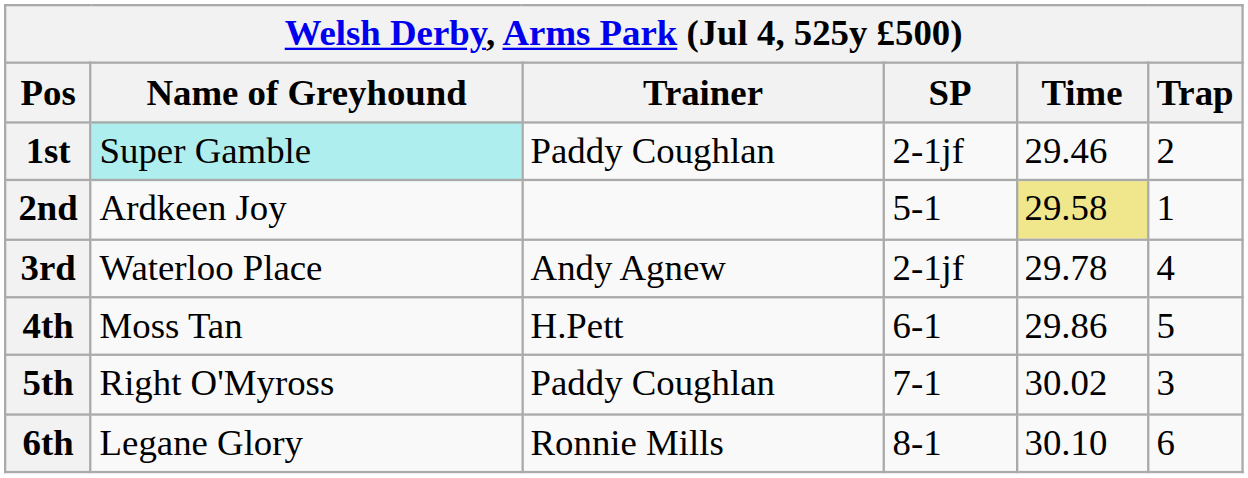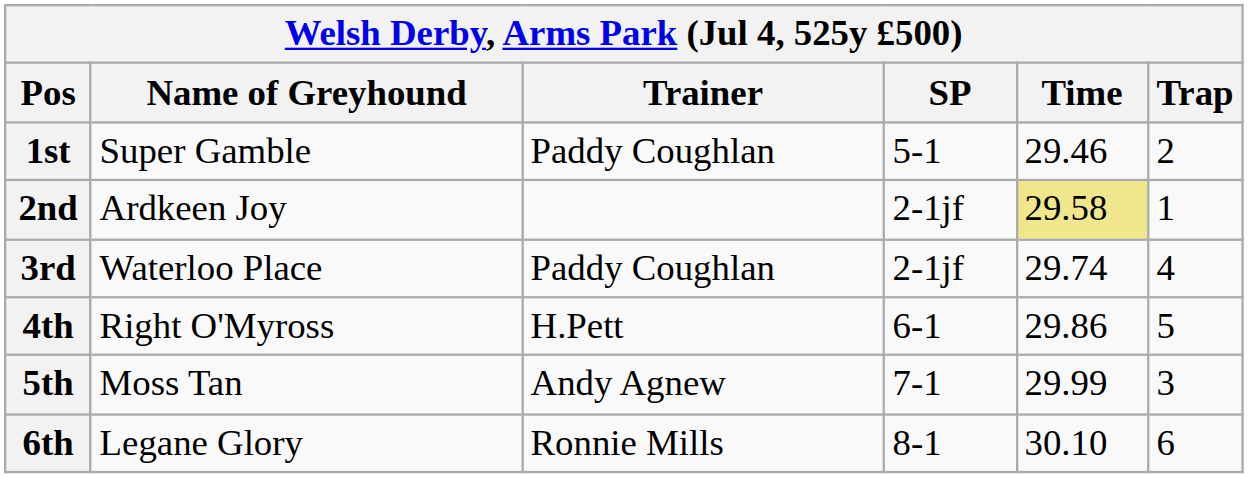(205, 150) paleturquoise background -> (205, 150) no background
(928, 150) 2-1jf -> (917, 150) 5-1
(917, 208) 5-1 -> (928, 208) 2-1jf
(628, 267) Andy Agnew -> (653, 267) Paddy Coughlan
(1066, 267) 29.78 -> (1066, 267) 29.74
(171, 325) Moss Tan -> (217, 325) Right O'Myross
(217, 383) Right O'Myross -> (171, 383) Moss Tan
(653, 383) Paddy Coughlan -> (628, 383) Andy Agnew
(1066, 383) 30.02 -> (1066, 383) 29.99
